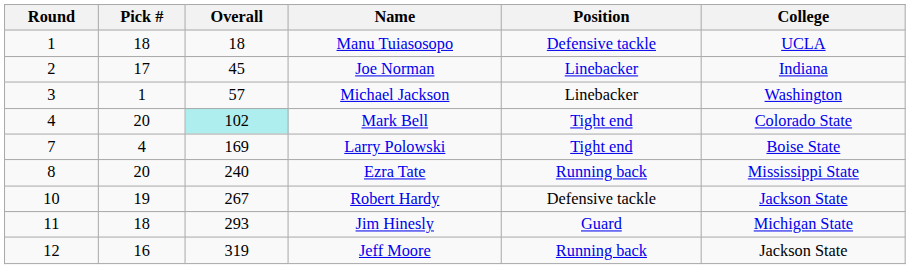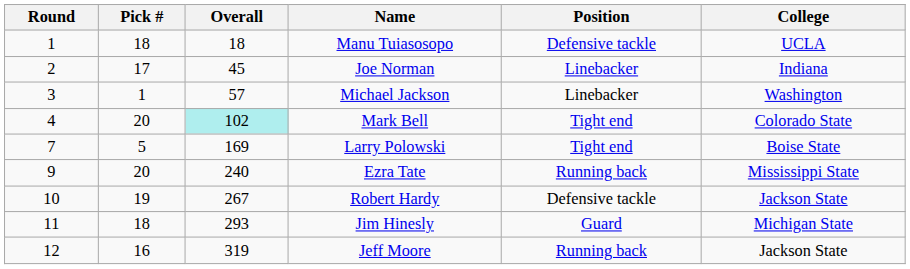(142, 146) 4 -> (142, 146) 5
(51, 172) 8 -> (51, 172) 9
